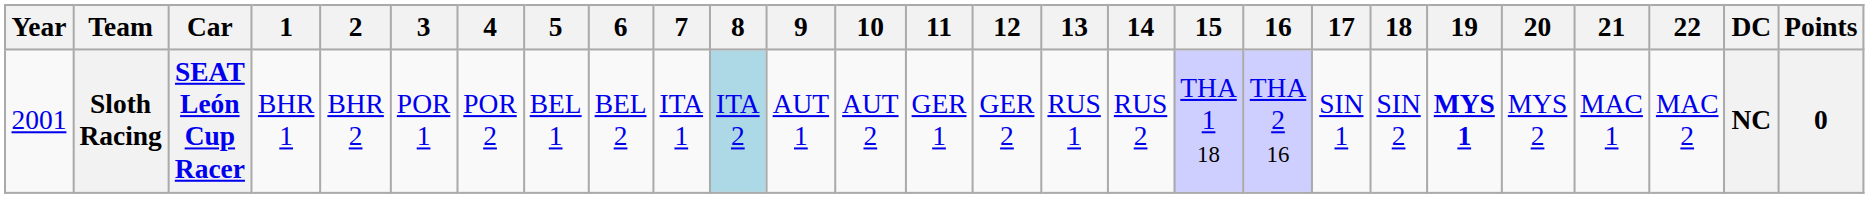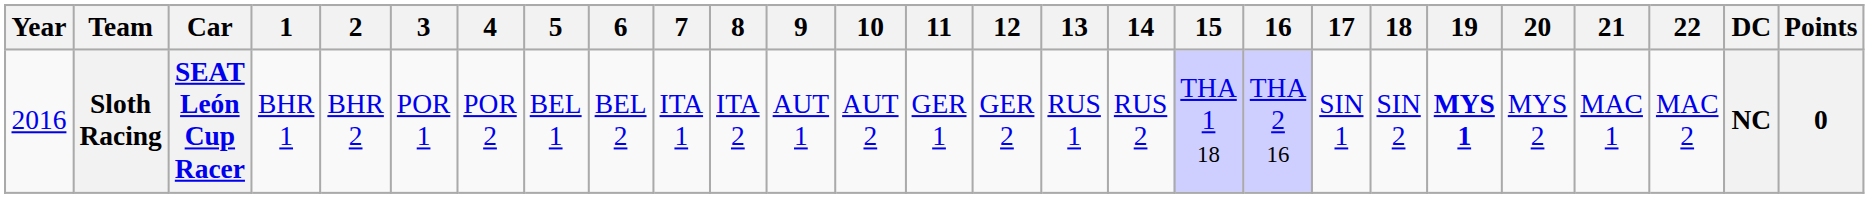(39, 120) 2001 -> (39, 120) 2016
(738, 120) lightblue background -> (738, 120) no background
